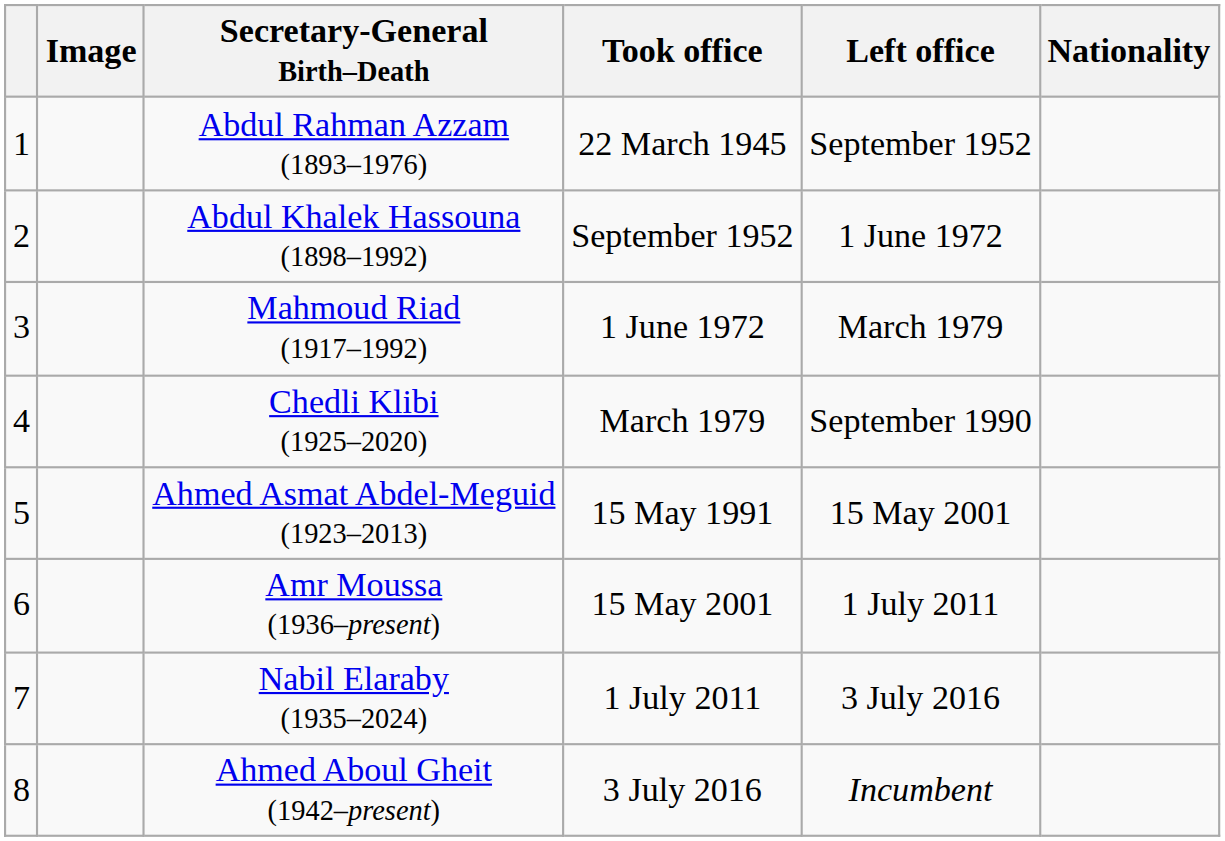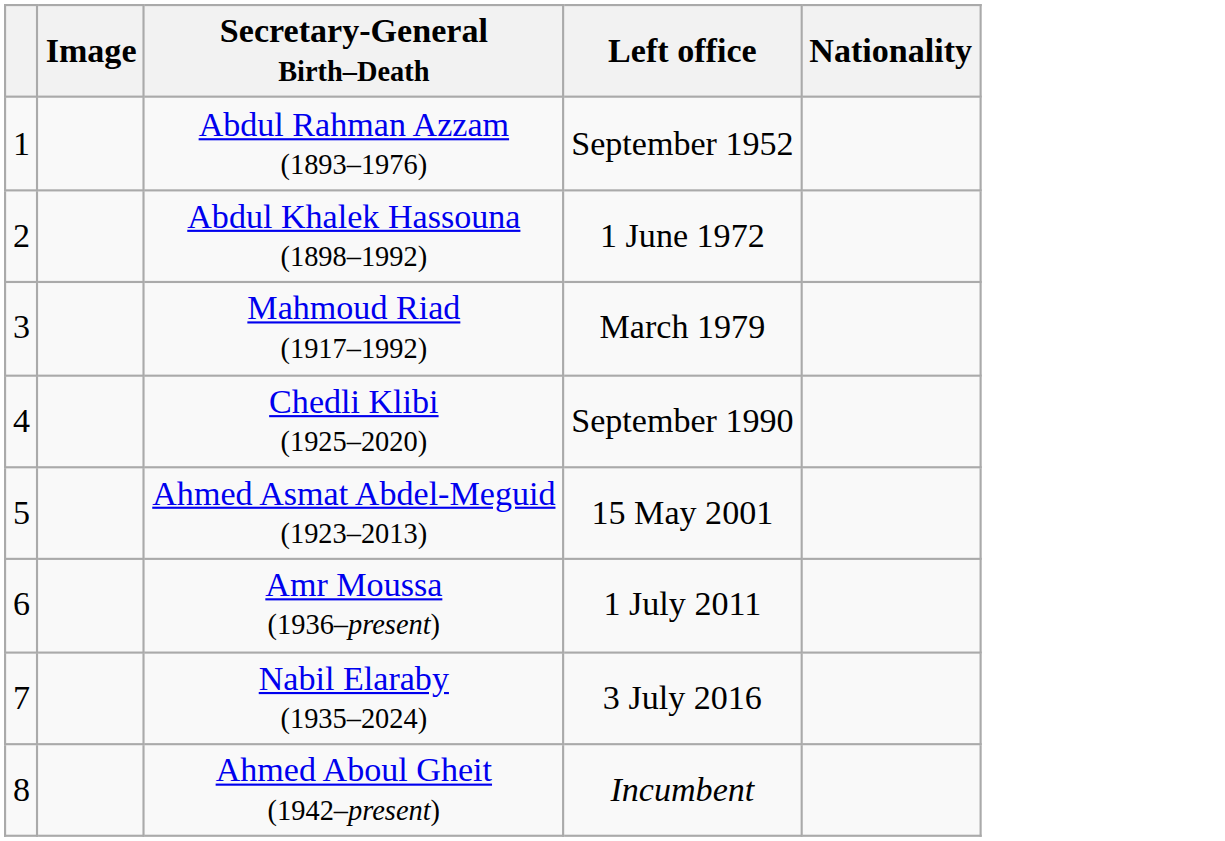- column: (682, 50)
